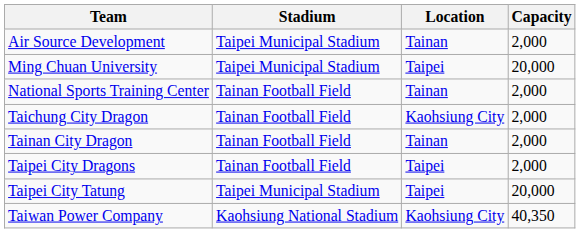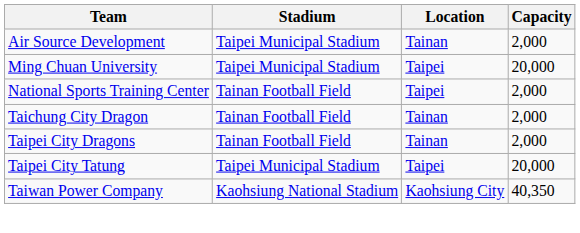(427, 91) Tainan -> (425, 91) Taipei
(455, 116) Kaohsiung City -> (427, 116) Tainan
- row: (70, 141)
(425, 166) Taipei -> (427, 141) Tainan
